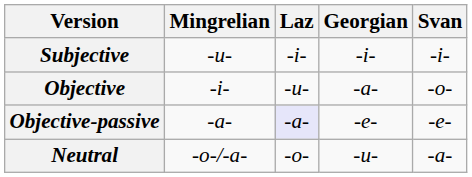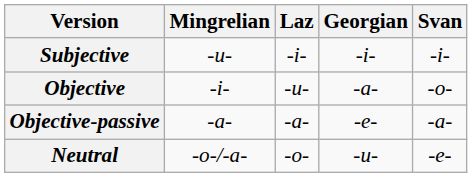(297, 121) lavender background -> (297, 121) no background
(440, 121) -e- -> (440, 121) -a-
(440, 155) -a- -> (440, 155) -e-
